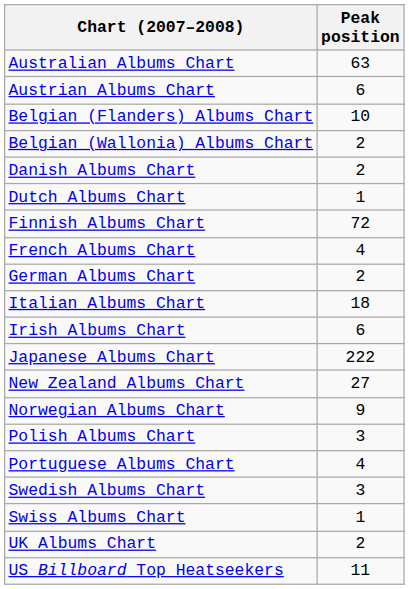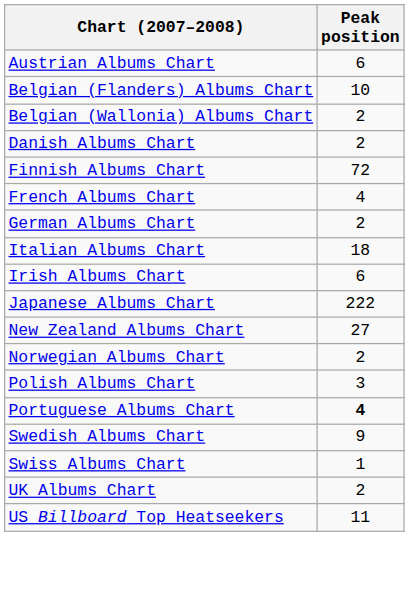- row: (122, 64)
- row: (97, 197)
(360, 411) 9 -> (360, 357) 2
(360, 464) normal -> (360, 411) bold
(360, 491) 3 -> (360, 437) 9
